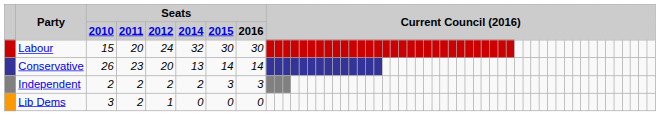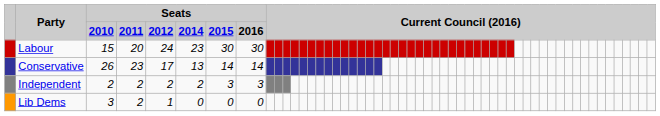(197, 48) 32 -> (197, 48) 23
(167, 66) 20 -> (167, 66) 17
